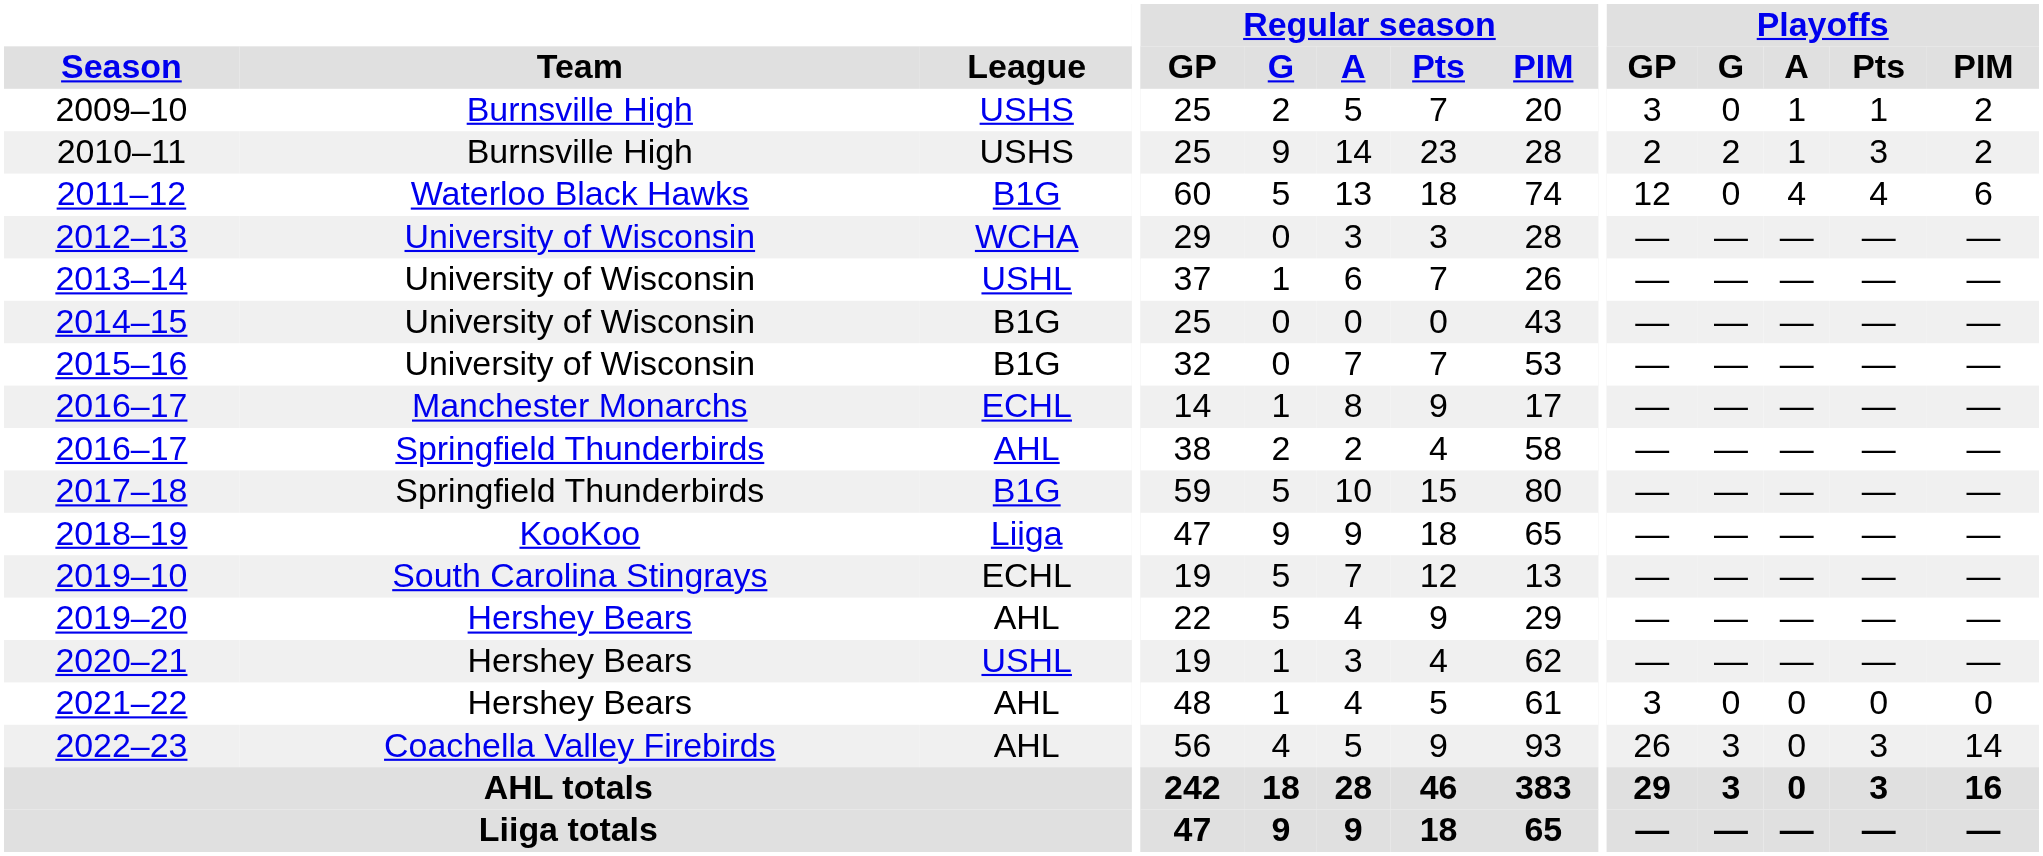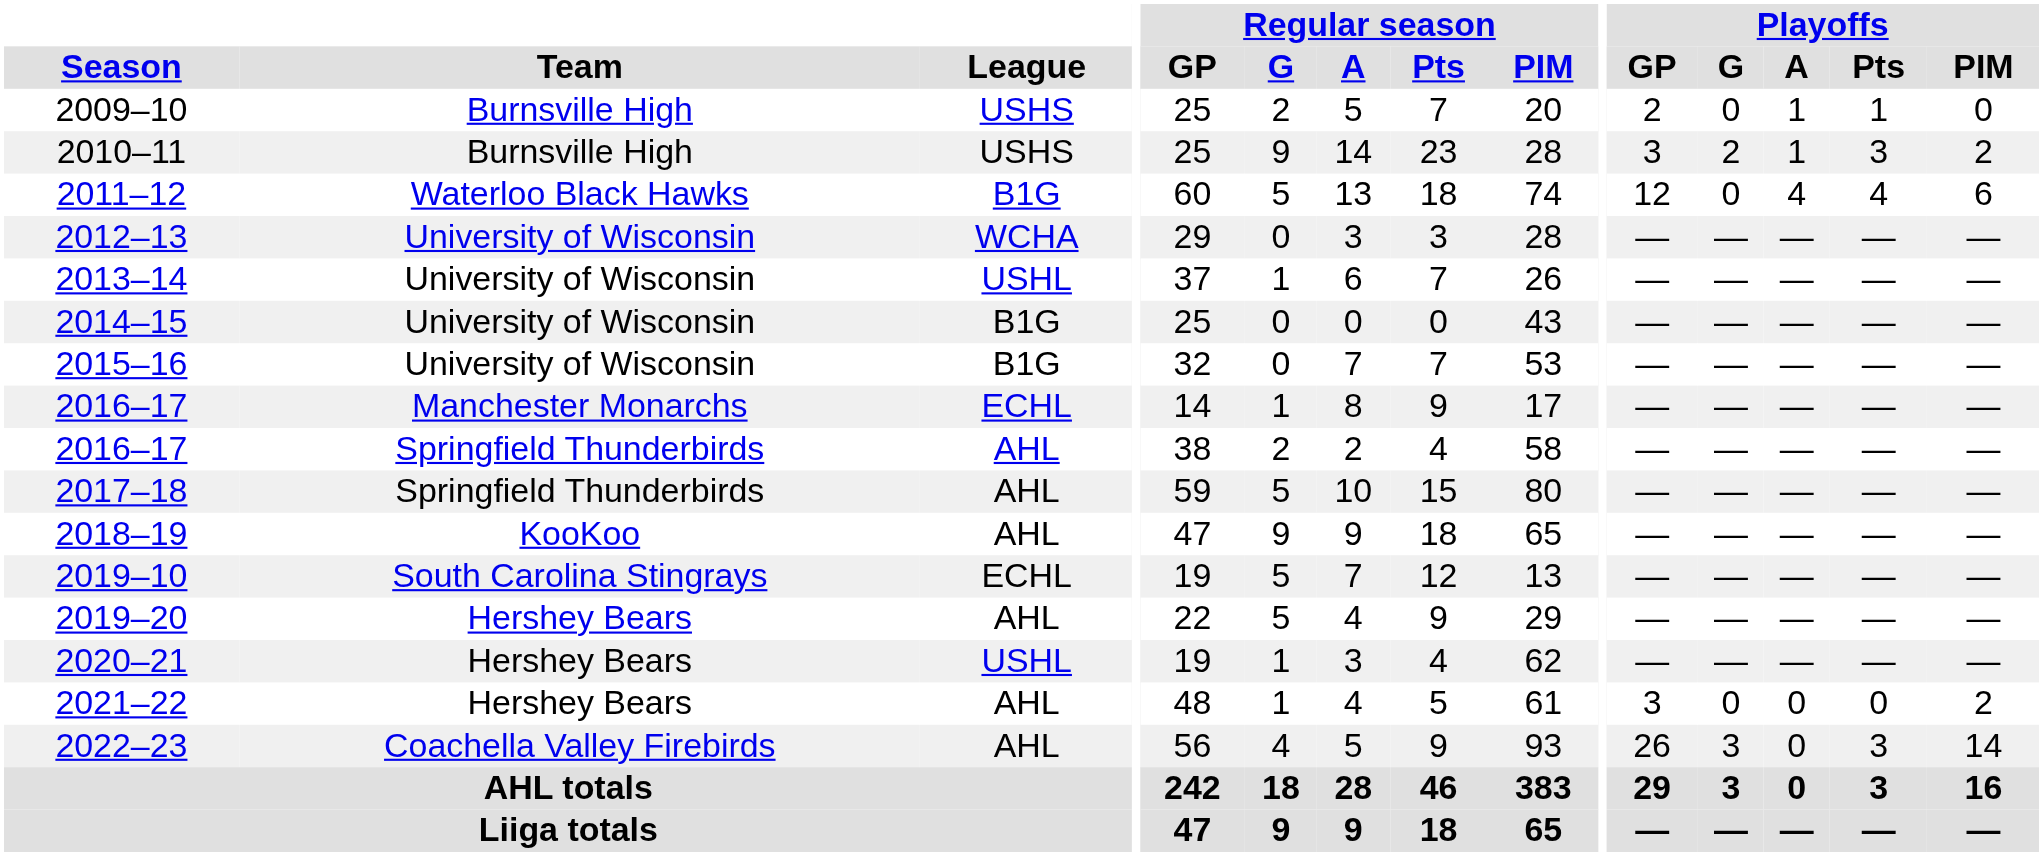(1652, 109) 3 -> (1652, 109) 2
(1983, 109) 2 -> (1983, 109) 0
(1652, 151) 2 -> (1652, 151) 3
(1027, 491) B1G -> (1027, 491) AHL
(1027, 533) Liiga -> (1027, 533) AHL
(1983, 703) 0 -> (1983, 703) 2
